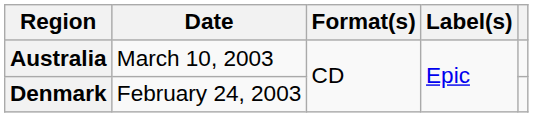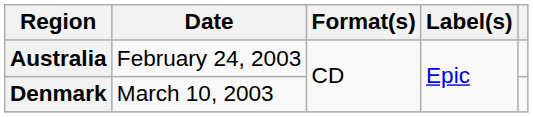(195, 58) March 10, 2003 -> (209, 58) February 24, 2003
(209, 93) February 24, 2003 -> (195, 93) March 10, 2003
